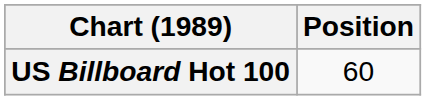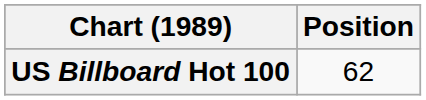(358, 71) 60 -> (358, 71) 62
